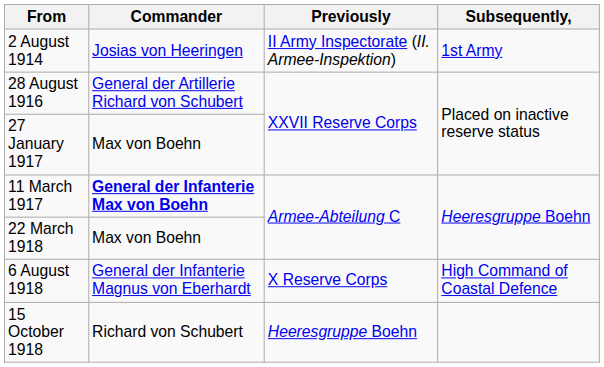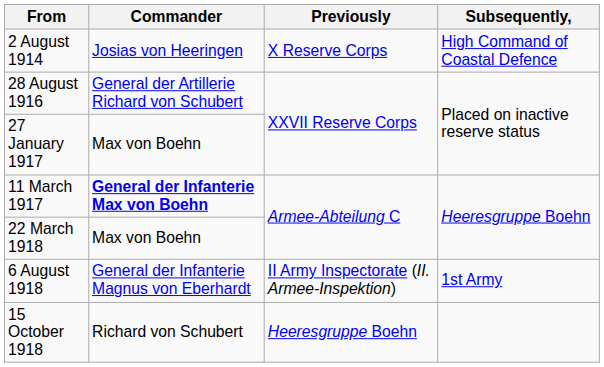(349, 50) II Army Inspectorate (II. Armee-Inspektion) -> (328, 50) X Reserve Corps
(472, 50) 1st Army -> (505, 50) High Command of Coastal Defence
(328, 280) X Reserve Corps -> (349, 280) II Army Inspectorate (II. Armee-Inspektion)
(505, 280) High Command of Coastal Defence -> (472, 280) 1st Army
